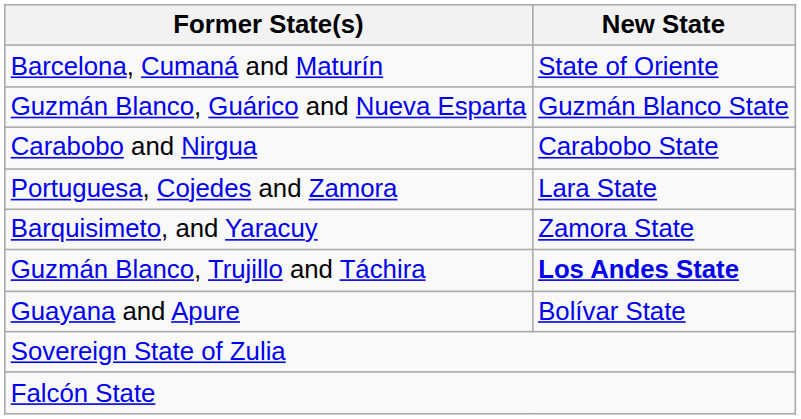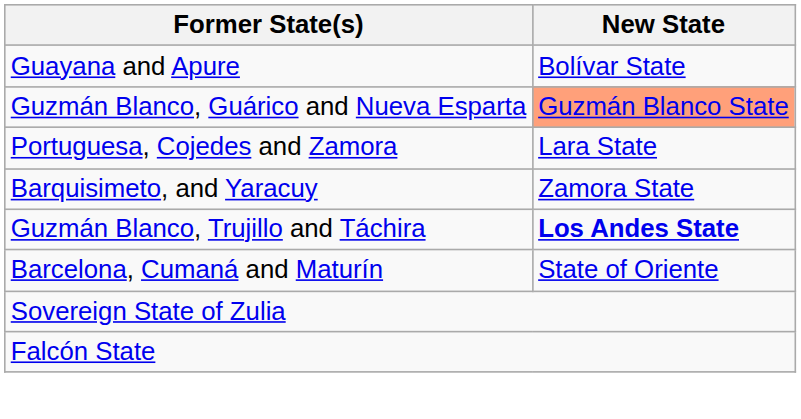rows swapped: (197, 65) <-> (125, 310)
(663, 106) no background -> (663, 106) lightsalmon background
- row: (134, 147)
